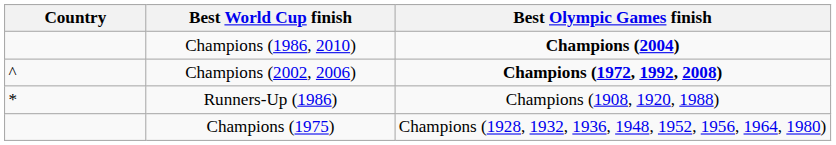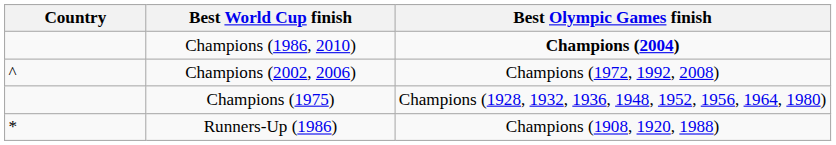(613, 72) bold -> (613, 72) normal
rows swapped: (270, 99) <-> (270, 126)
